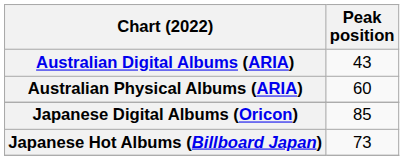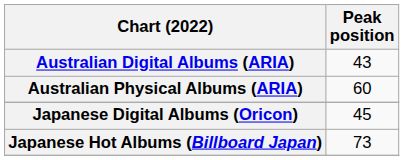(362, 115) 85 -> (362, 115) 45
